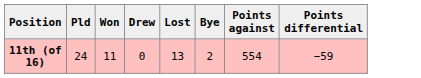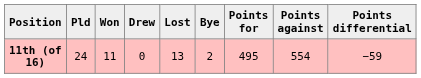+ column: (249, 22)
